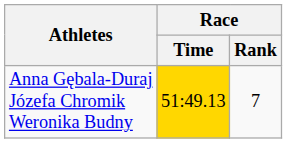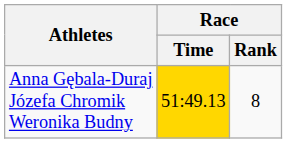(256, 101) 7 -> (256, 101) 8
